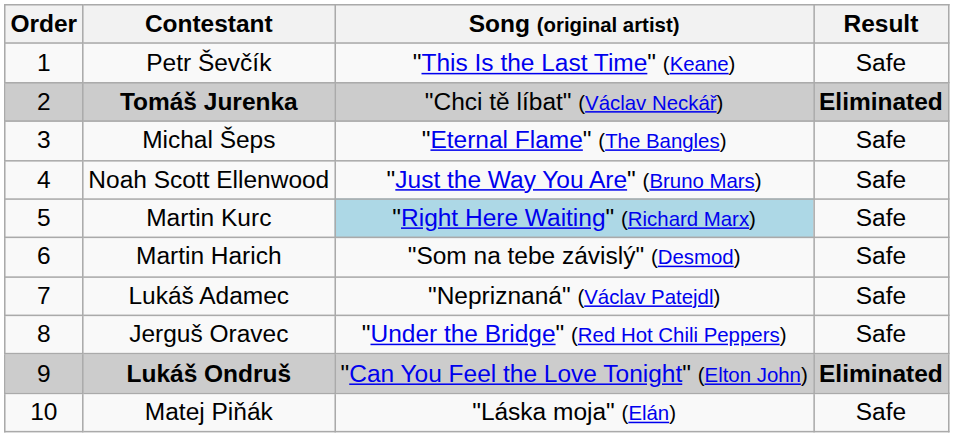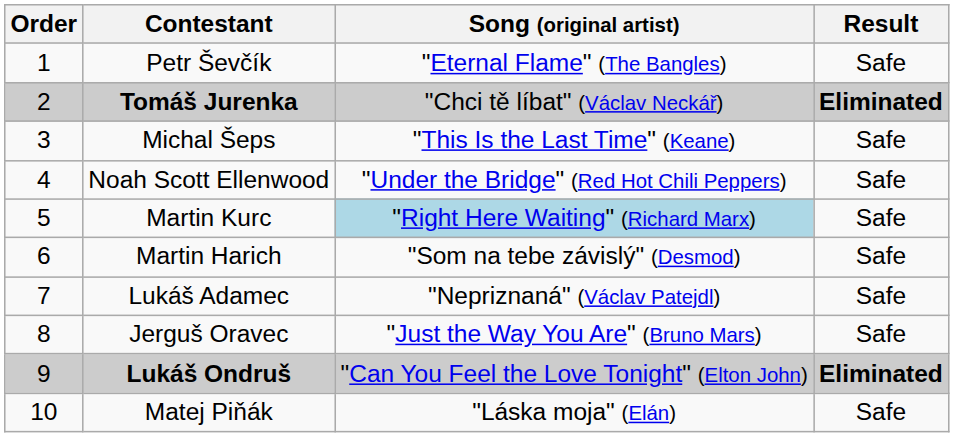(574, 62) "This Is the Last Time" (Keane) -> (574, 62) "Eternal Flame" (The Bangles)
(574, 140) "Eternal Flame" (The Bangles) -> (574, 140) "This Is the Last Time" (Keane)
(574, 179) "Just the Way You Are" (Bruno Mars) -> (574, 179) "Under the Bridge" (Red Hot Chili Peppers)
(574, 334) "Under the Bridge" (Red Hot Chili Peppers) -> (574, 334) "Just the Way You Are" (Bruno Mars)
